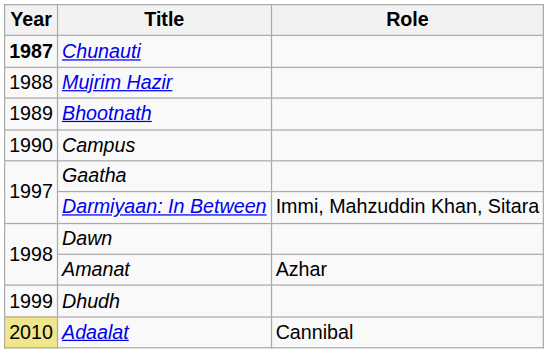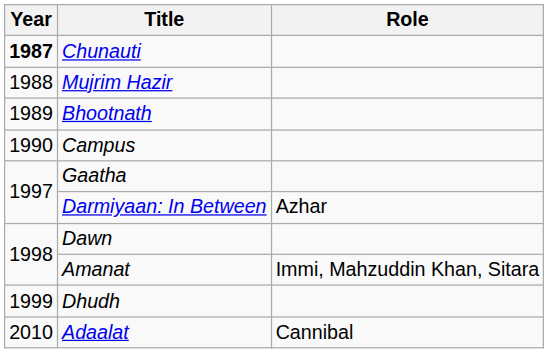(407, 207) Immi, Mahzuddin Khan, Sitara -> (301, 207) Azhar
(301, 269) Azhar -> (407, 269) Immi, Mahzuddin Khan, Sitara
(31, 332) khaki background -> (31, 332) no background
